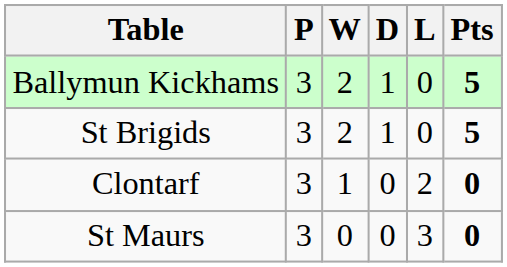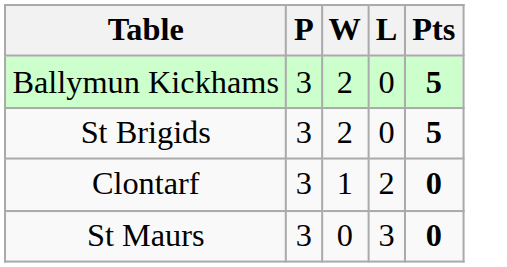- column: (388, 30)
